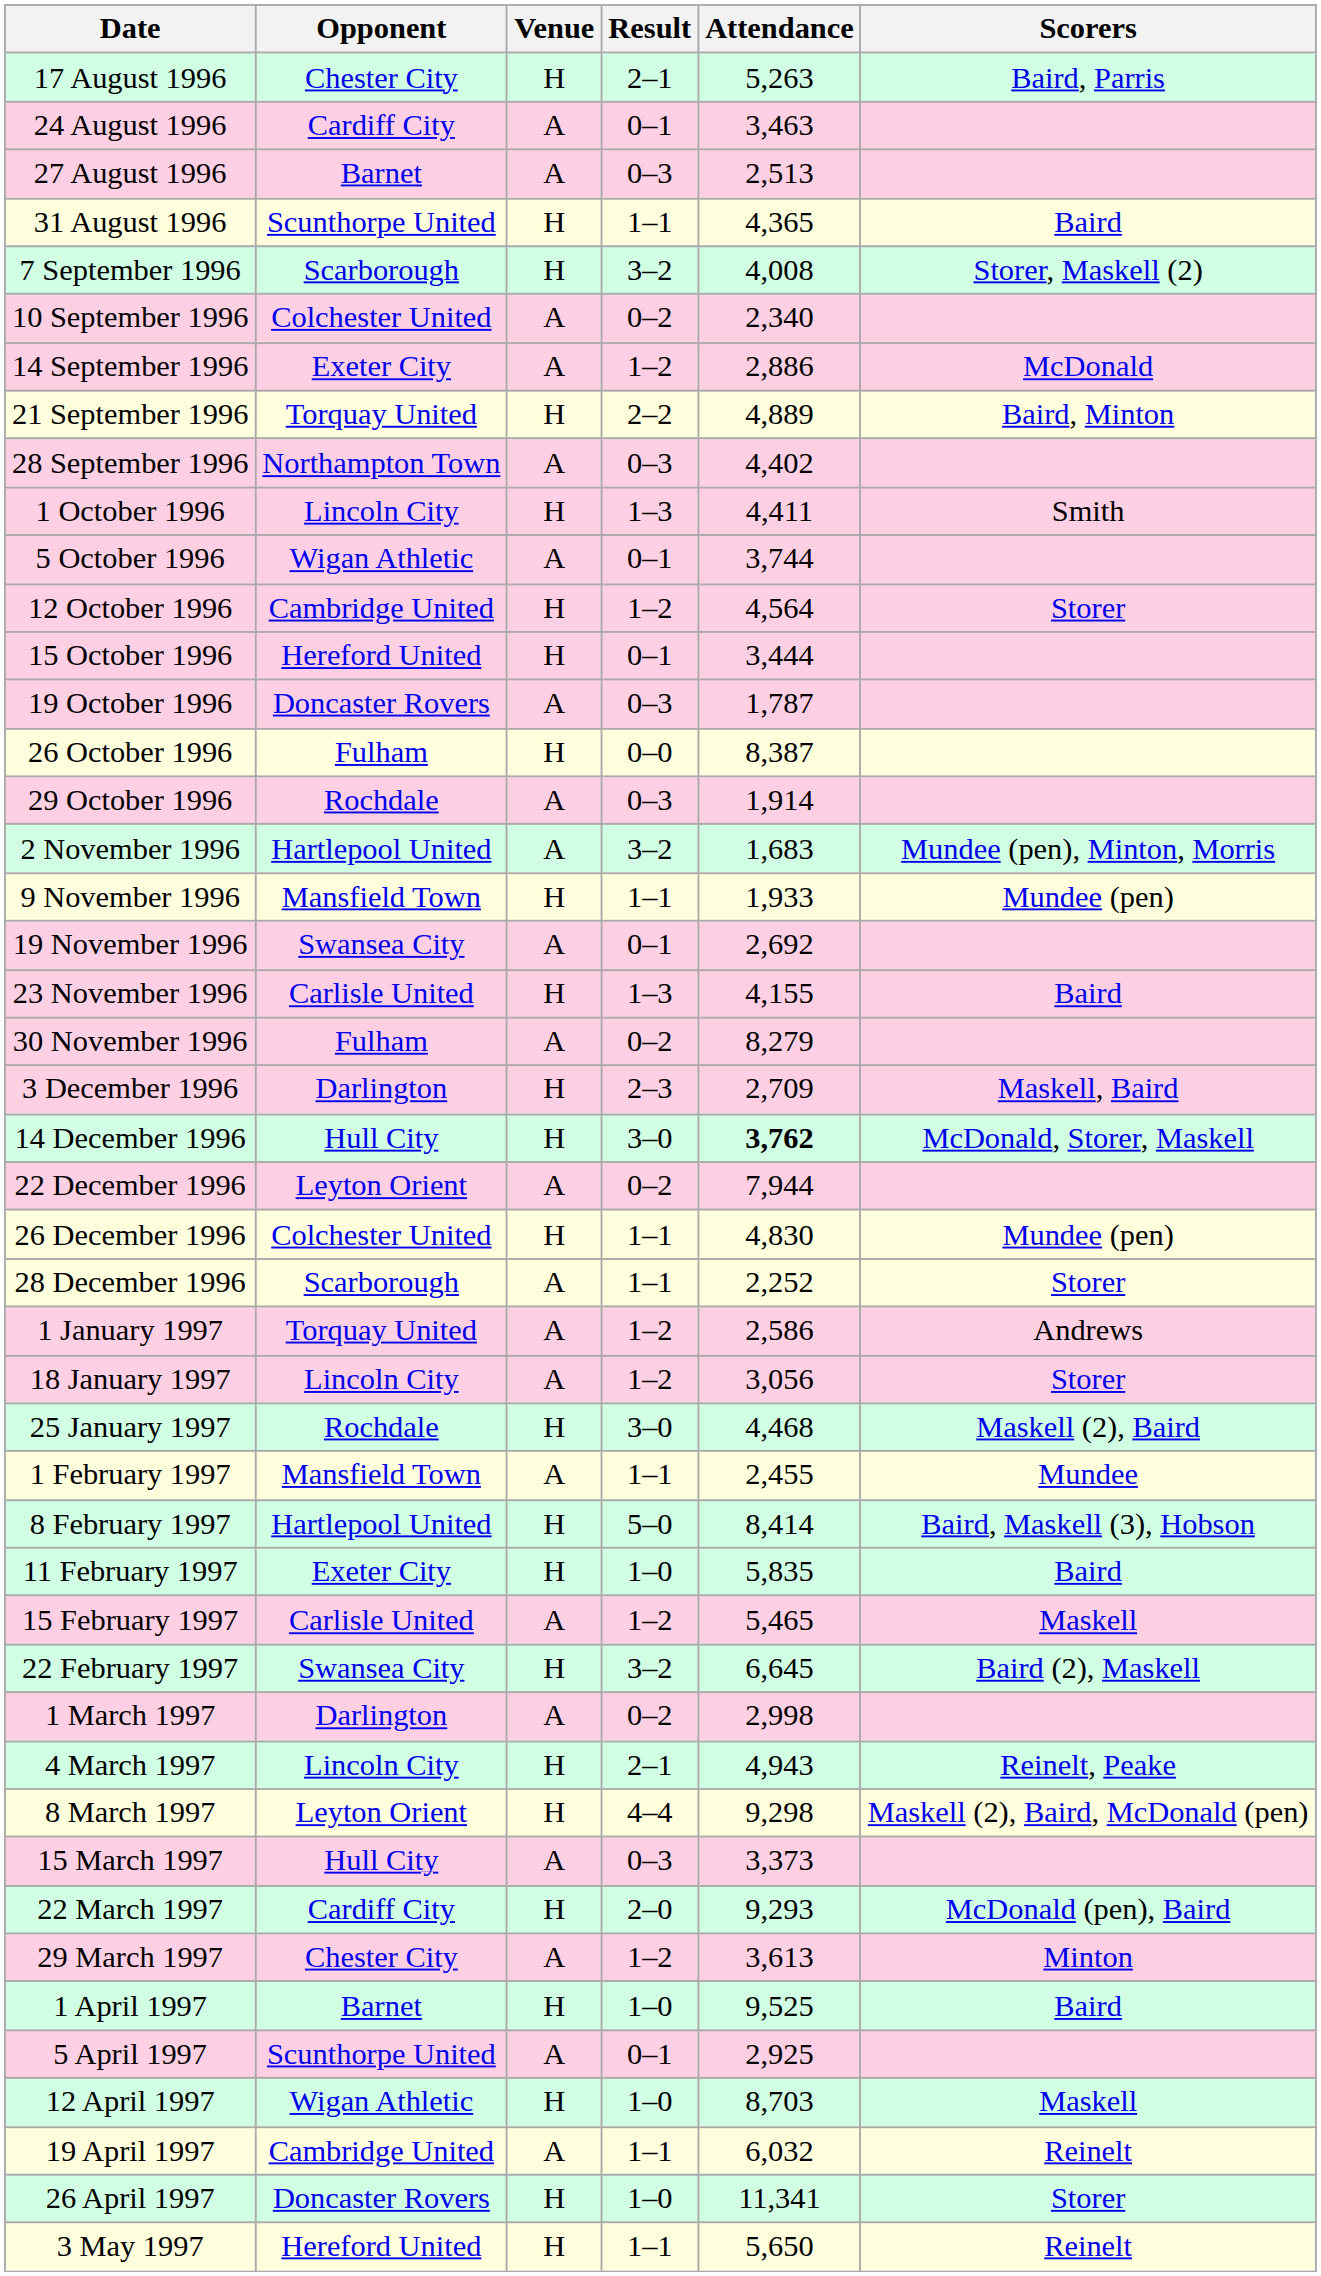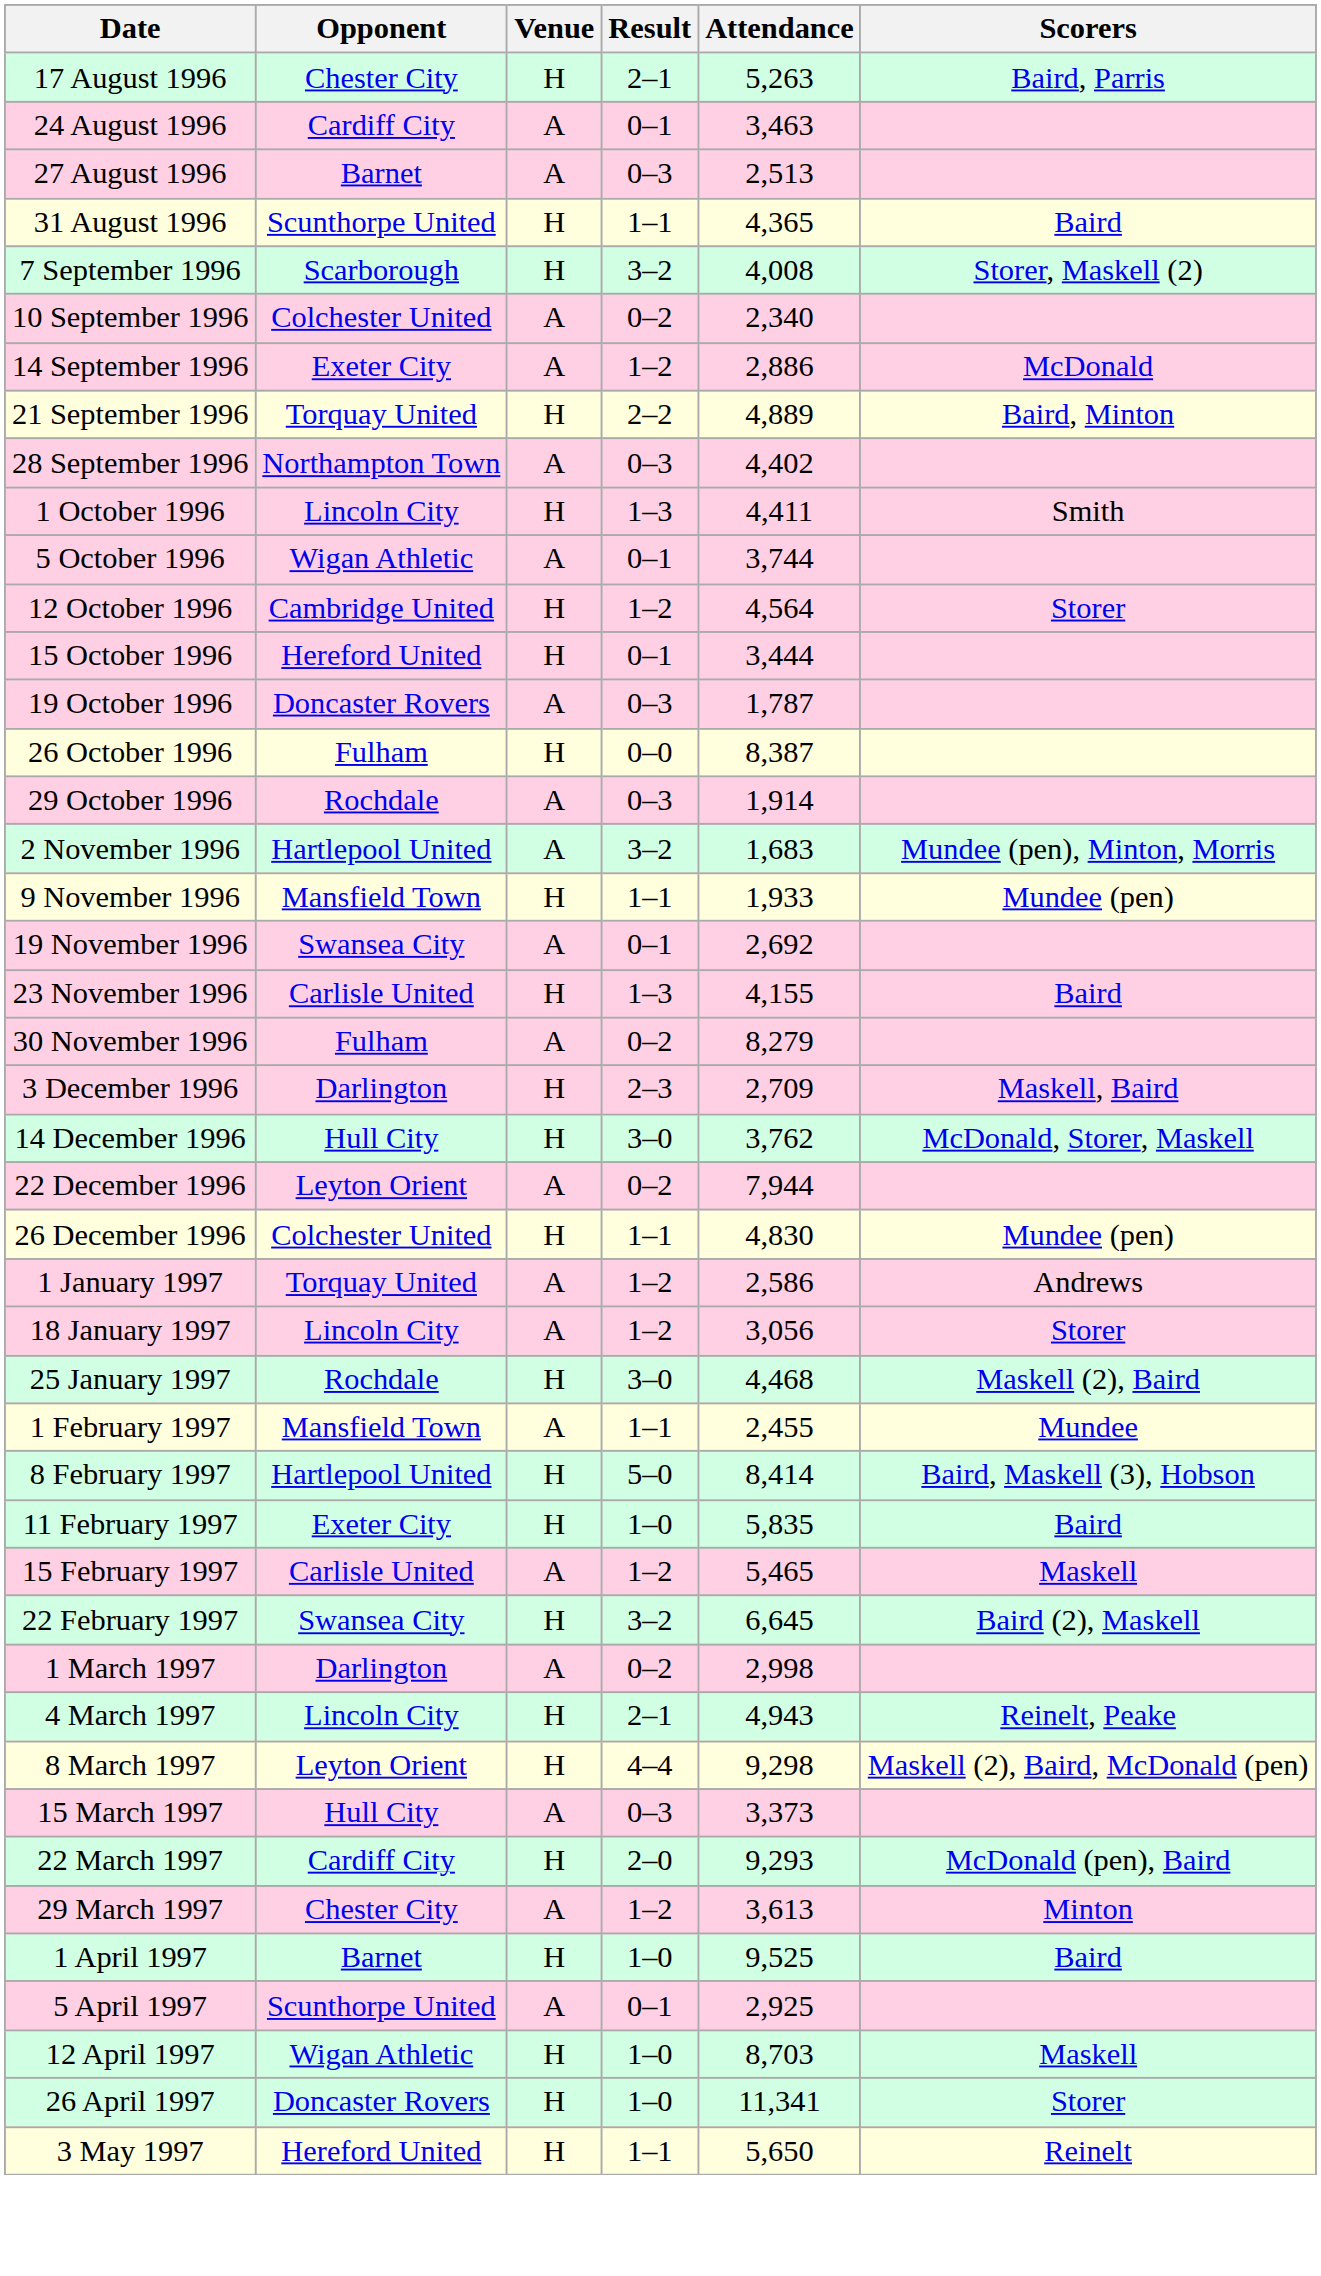(779, 1137) bold -> (779, 1137) normal
- row: (130, 1282)
- row: (130, 2149)
